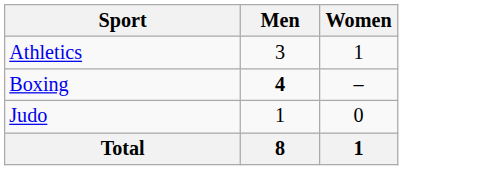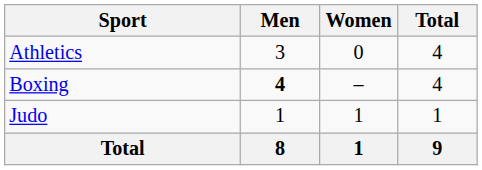+ column: (437, 20)
(359, 52) 1 -> (359, 52) 0
(359, 116) 0 -> (359, 116) 1
